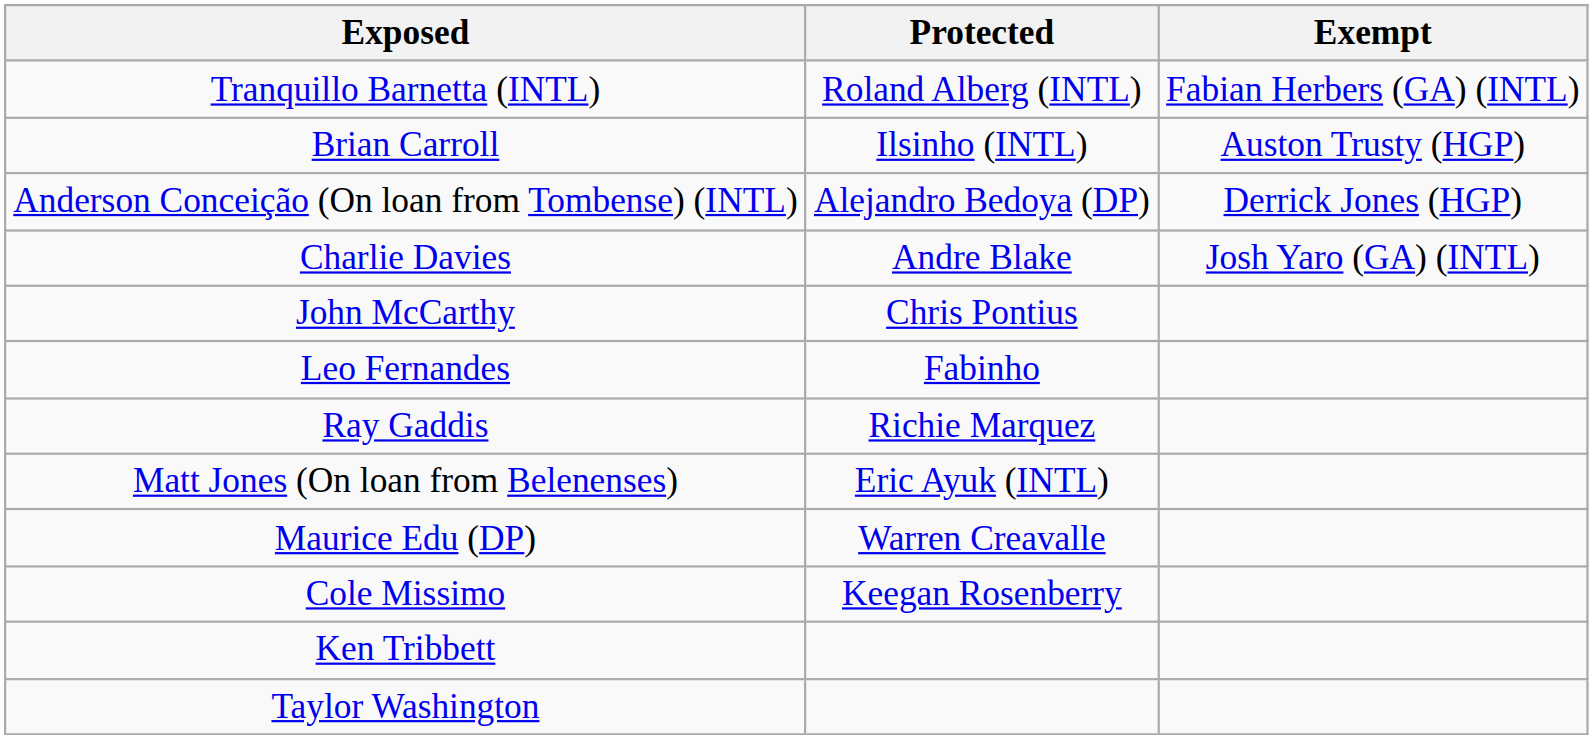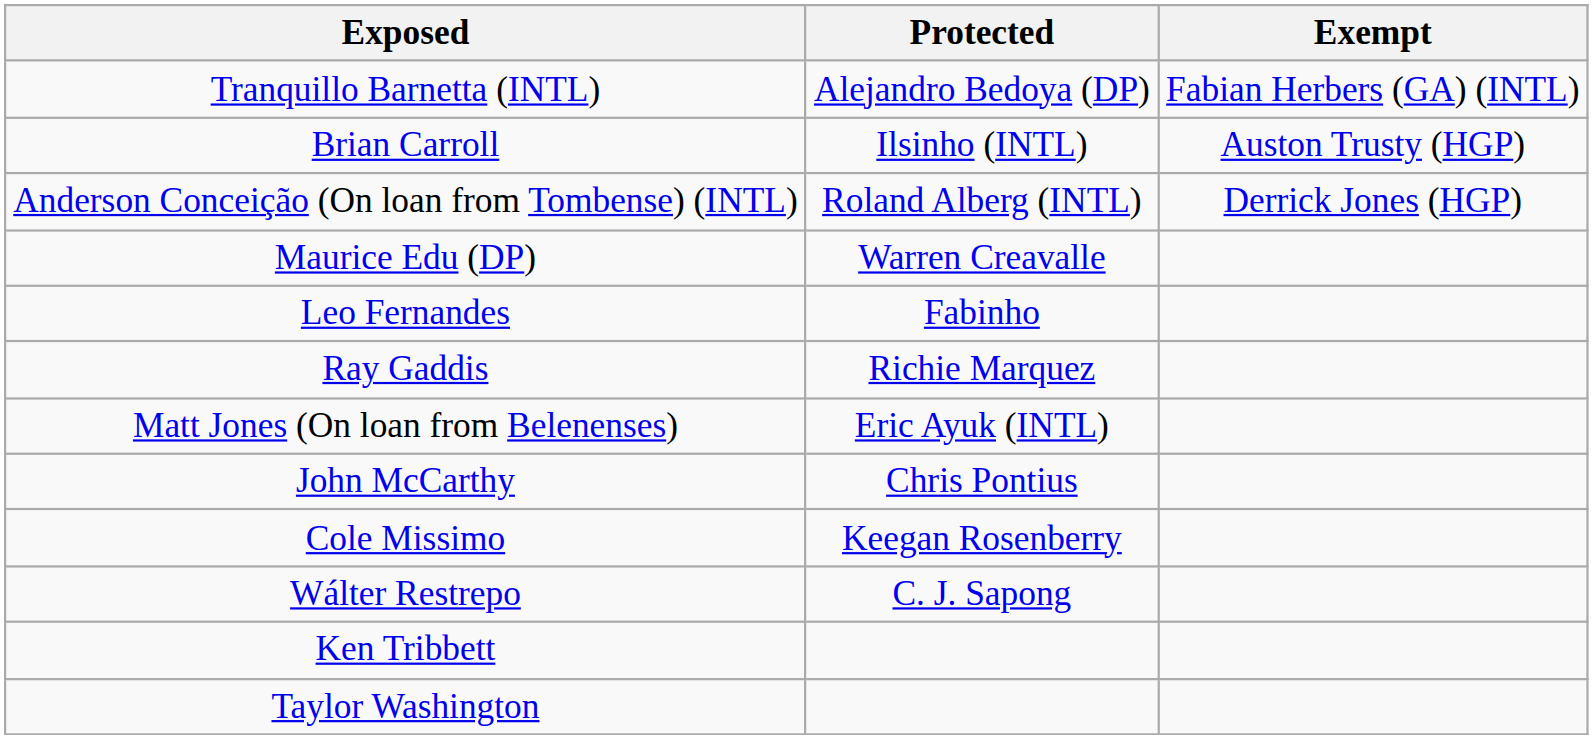(982, 88) Roland Alberg (INTL) -> (982, 88) Alejandro Bedoya (DP)
(982, 200) Alejandro Bedoya (DP) -> (982, 200) Roland Alberg (INTL)
- row: (405, 256)
rows swapped: (405, 537) <-> (405, 312)
+ row: (405, 593)
